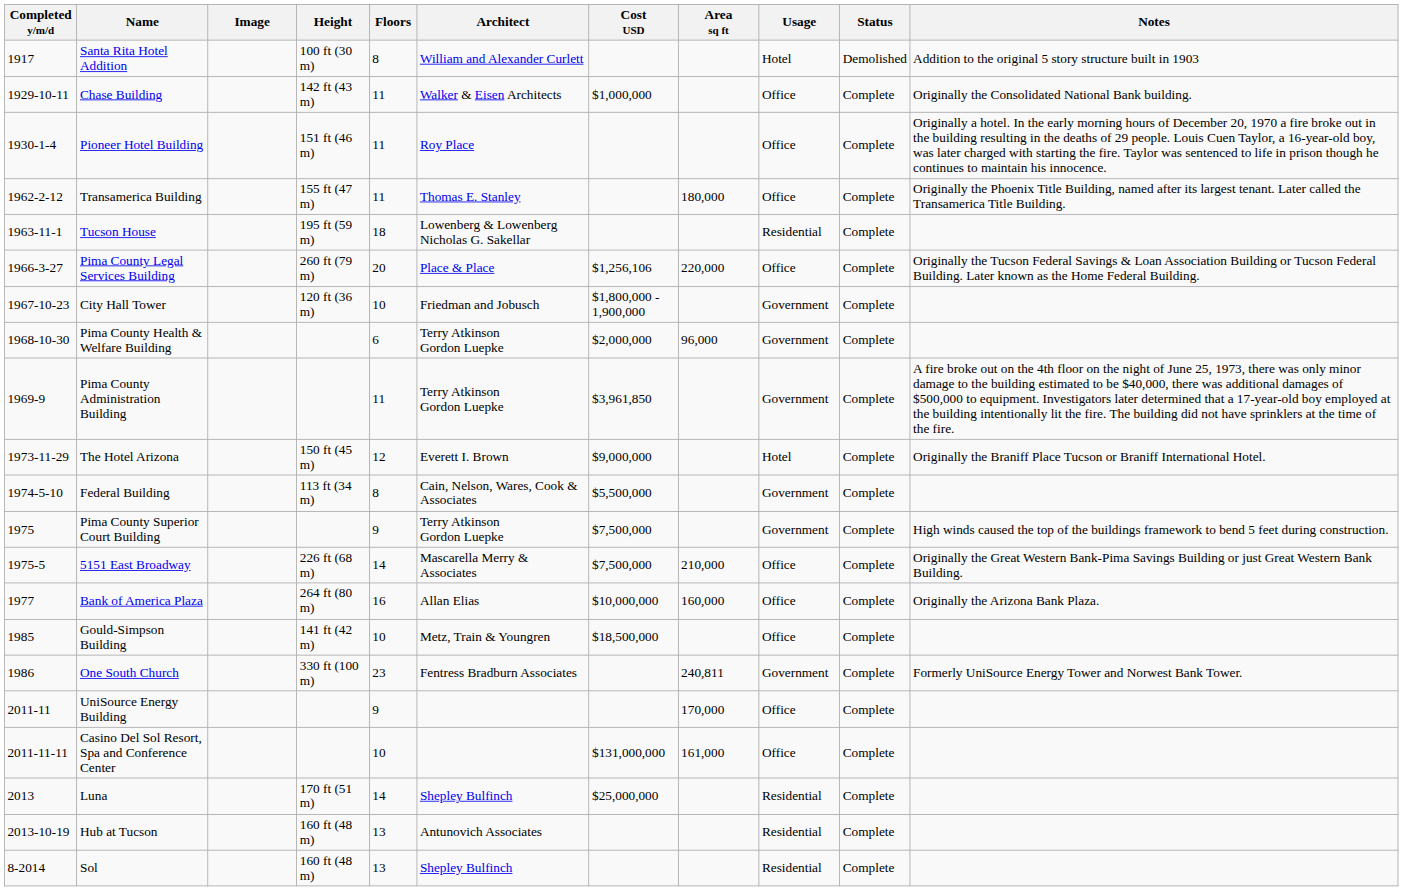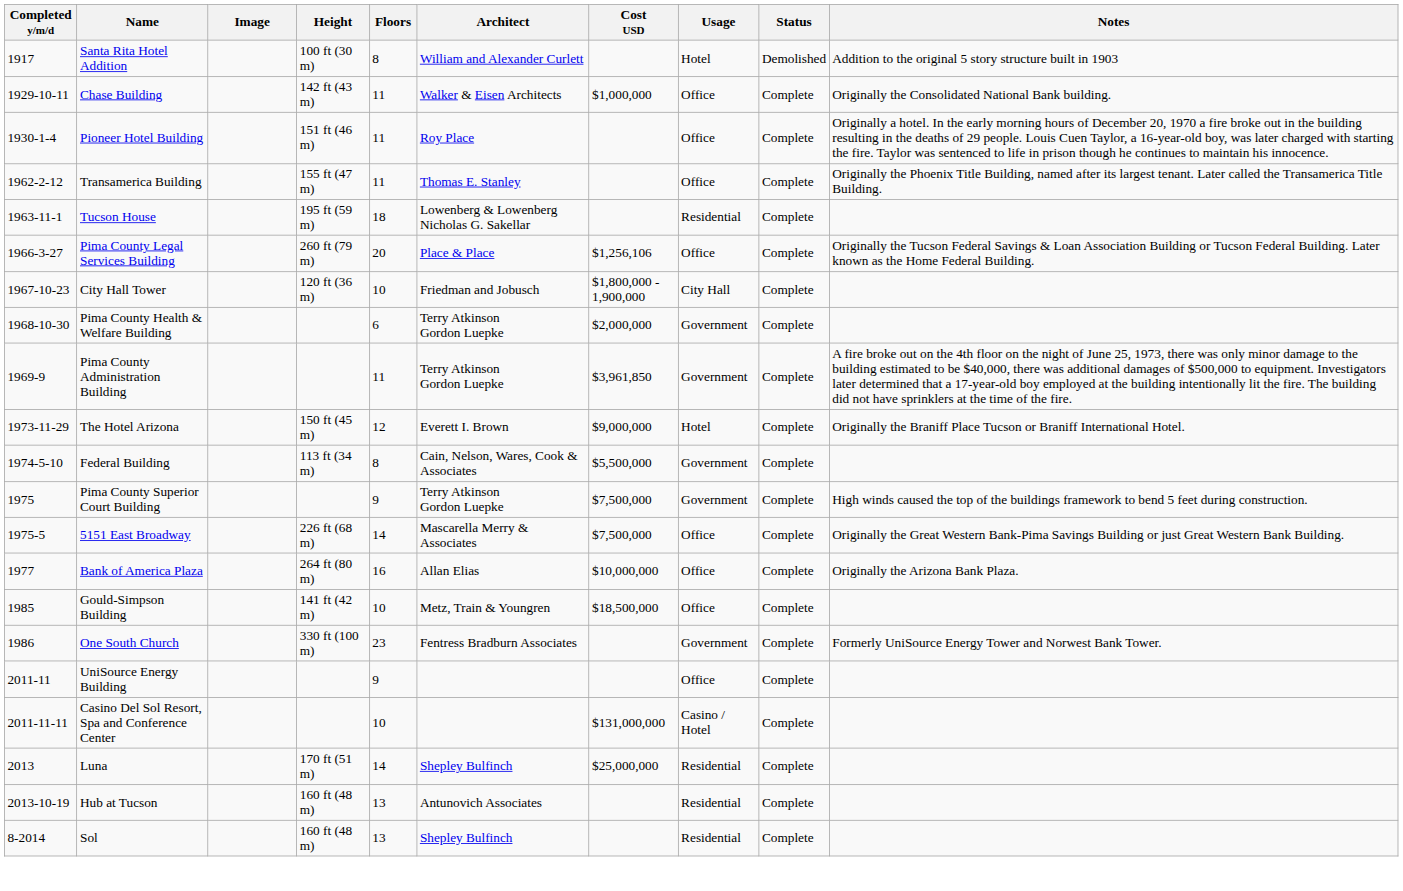- column: (718, 22)
(795, 304) Government -> (706, 289) City Hall
(779, 752) Office -> (703, 722) Casino / Hotel
